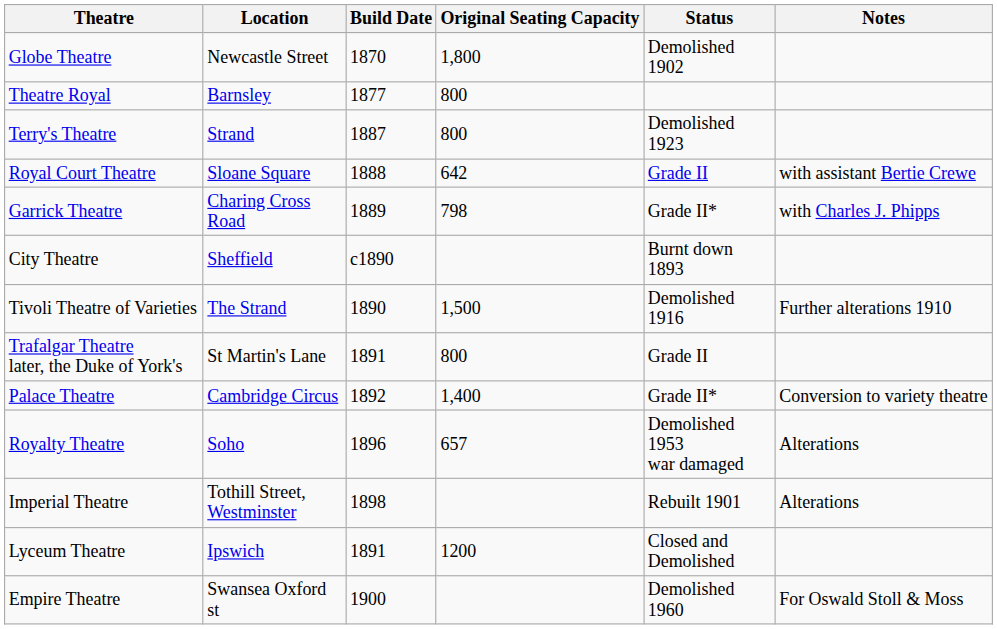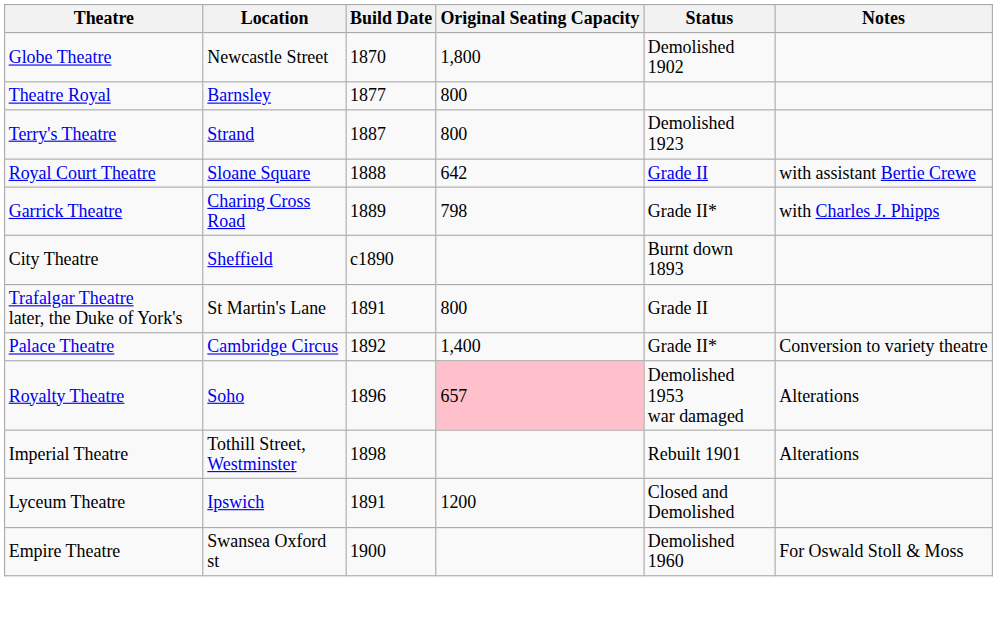- row: (103, 308)
(454, 444) no background -> (454, 395) pink background
